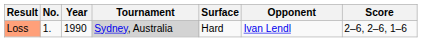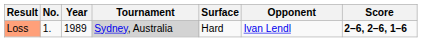(75, 28) 1990 -> (75, 28) 1989
(376, 28) normal -> (376, 28) bold
